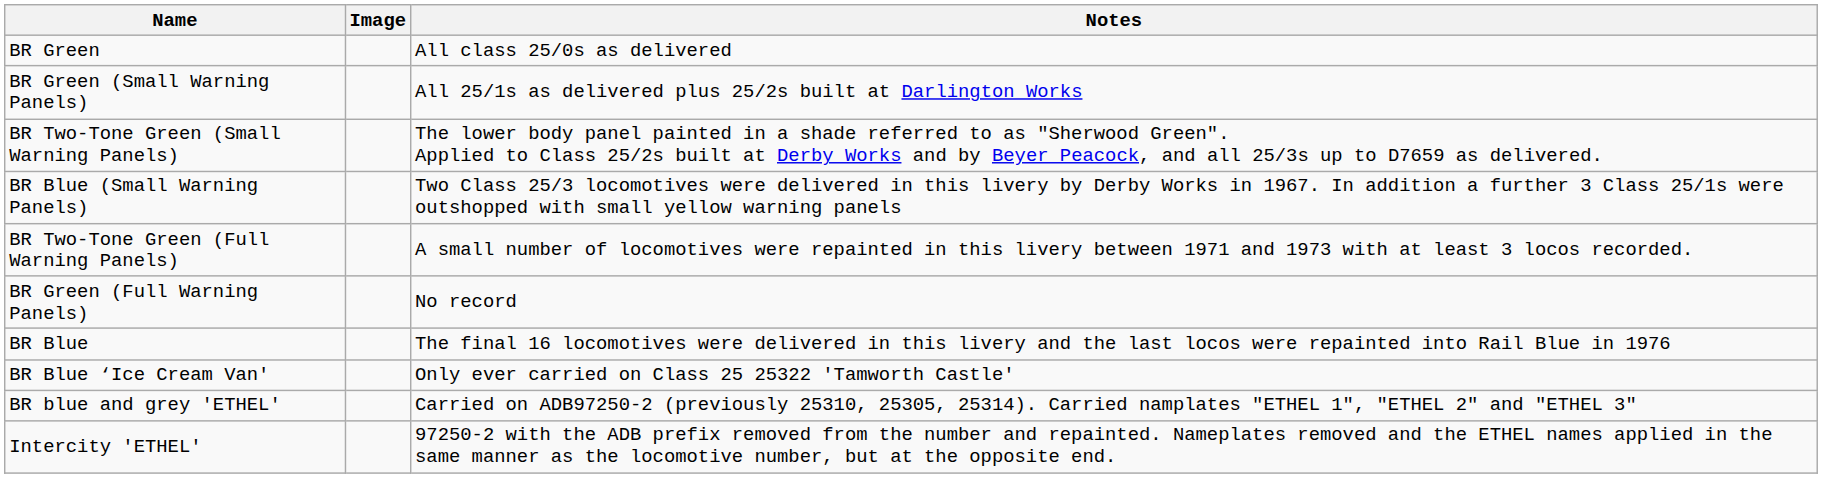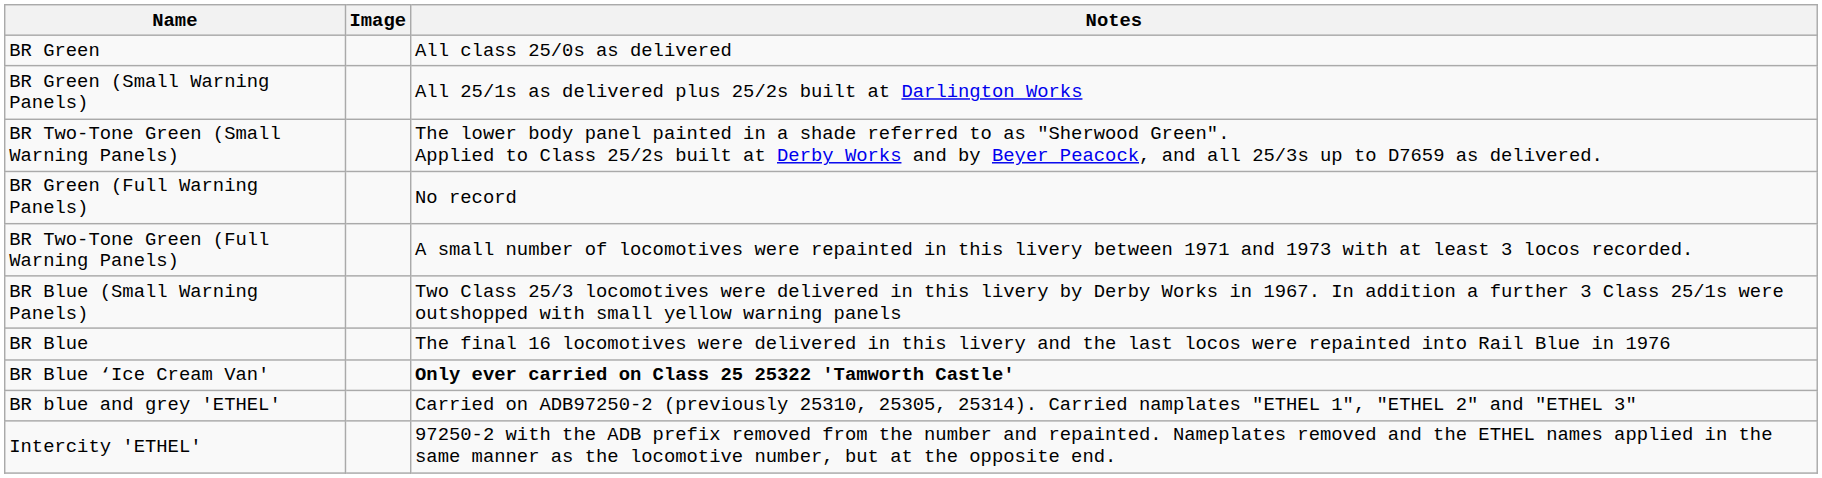rows swapped: (134, 302) <-> (134, 197)
(715, 375) normal -> (715, 375) bold
